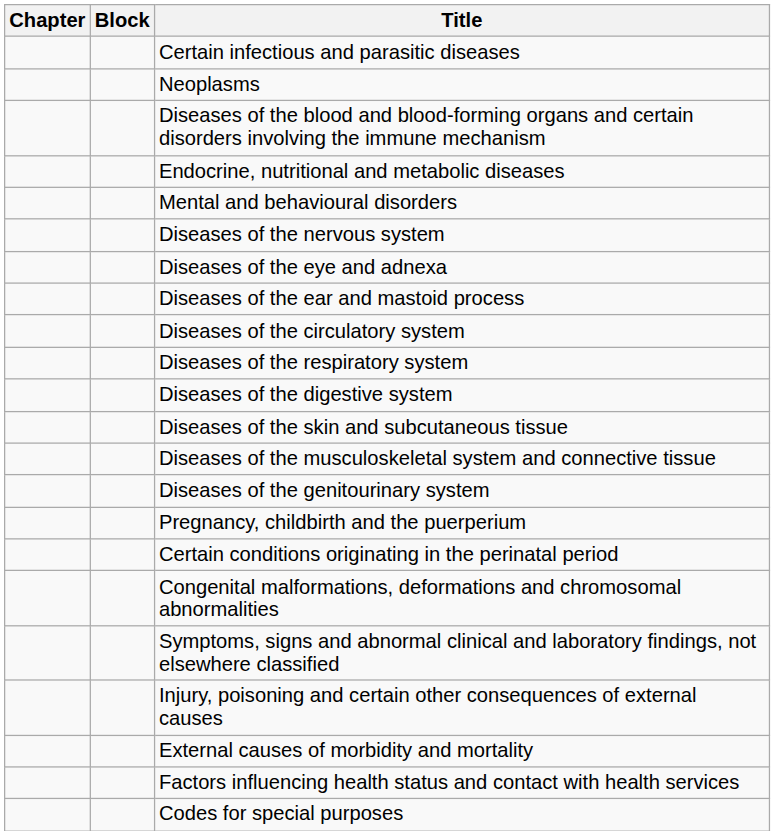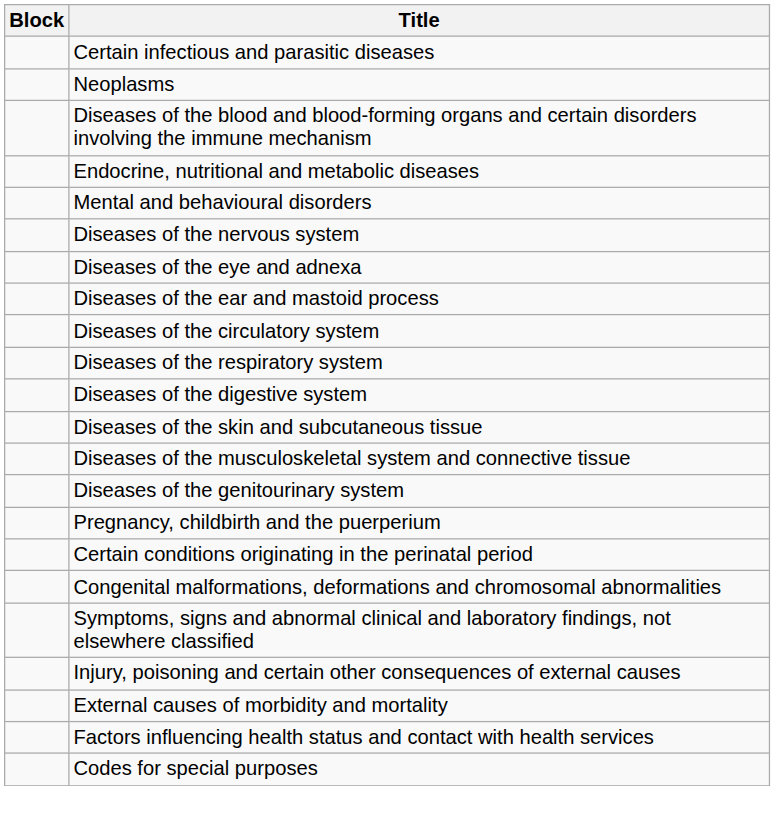- column: (47, 20)
